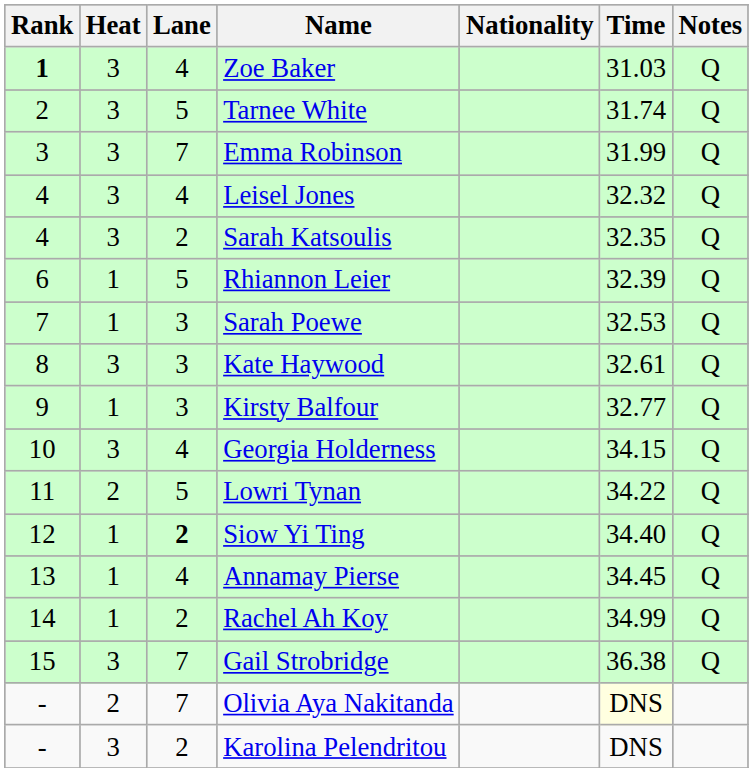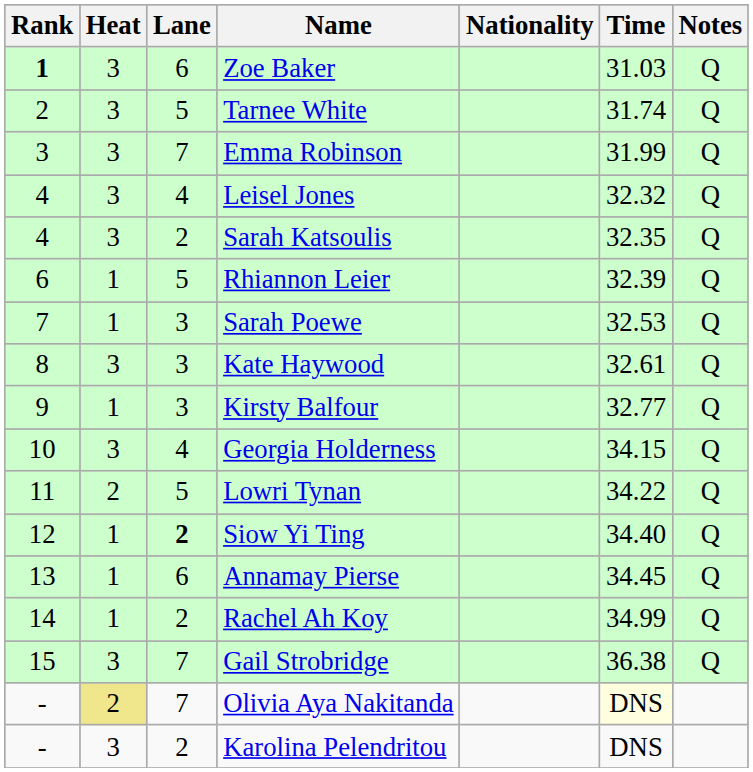(182, 68) 4 -> (182, 68) 6
(182, 576) 4 -> (182, 576) 6
(113, 703) no background -> (113, 703) khaki background
